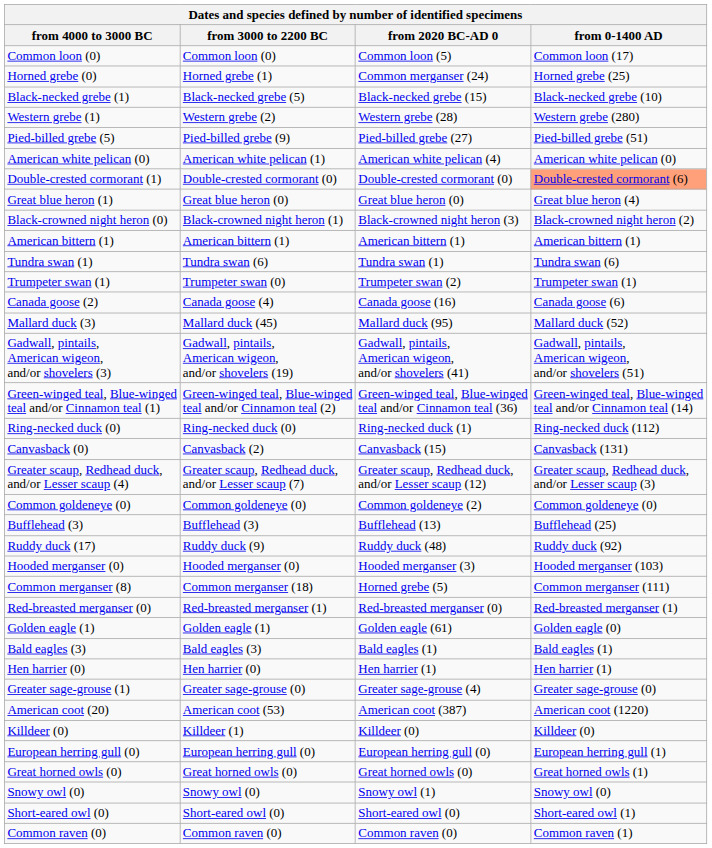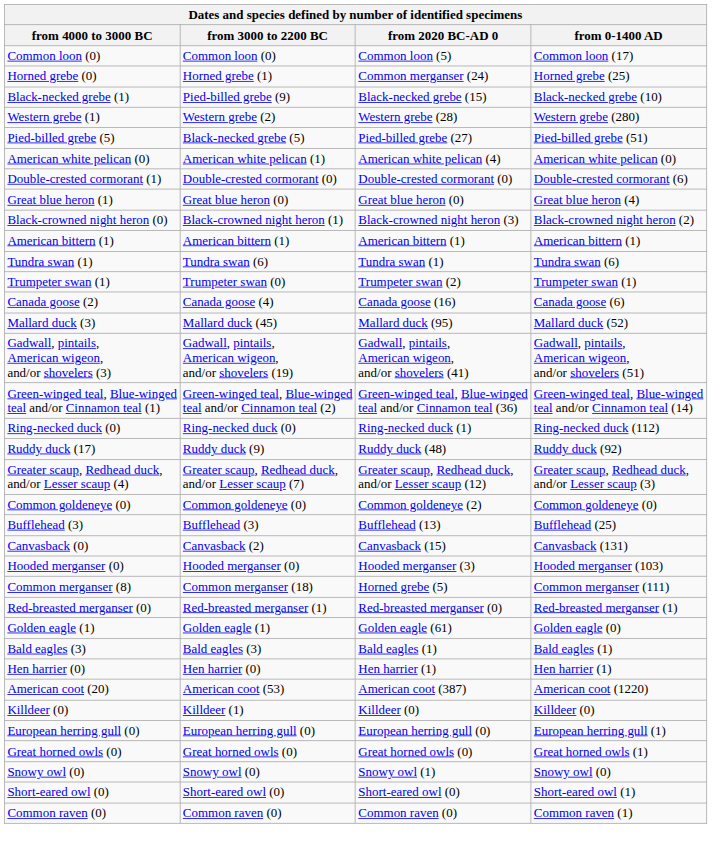(244, 96) Black-necked grebe (5) -> (236, 96) Pied-billed grebe (9)
(236, 138) Pied-billed grebe (9) -> (244, 138) Black-necked grebe (5)
(611, 179) lightsalmon background -> (611, 179) no background
rows swapped: (48, 449) <-> (51, 545)
- row: (69, 689)
